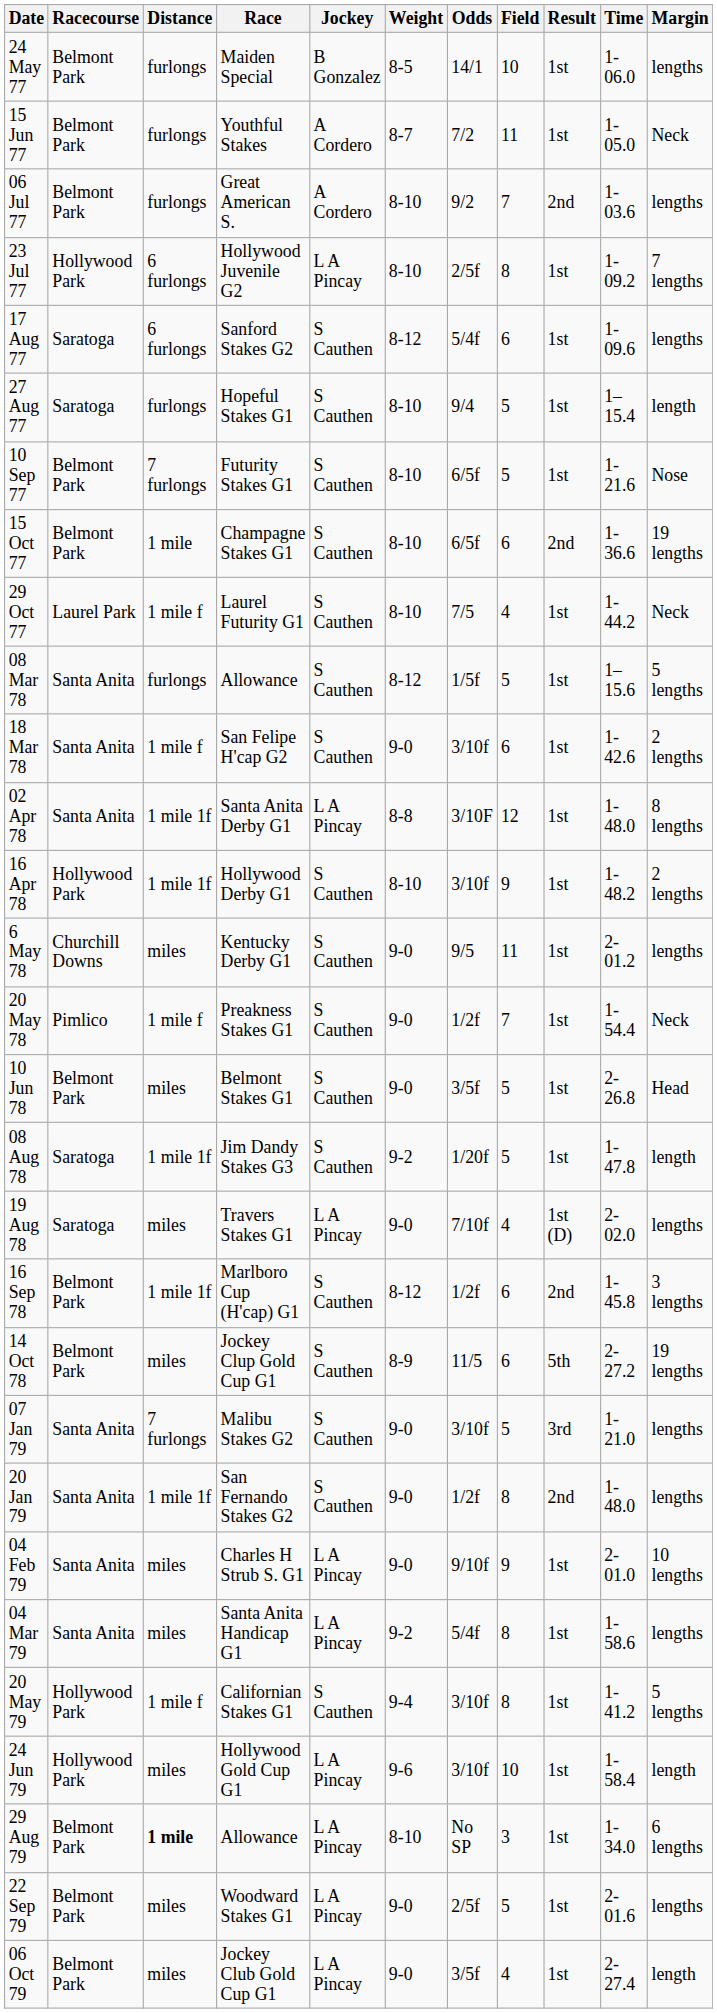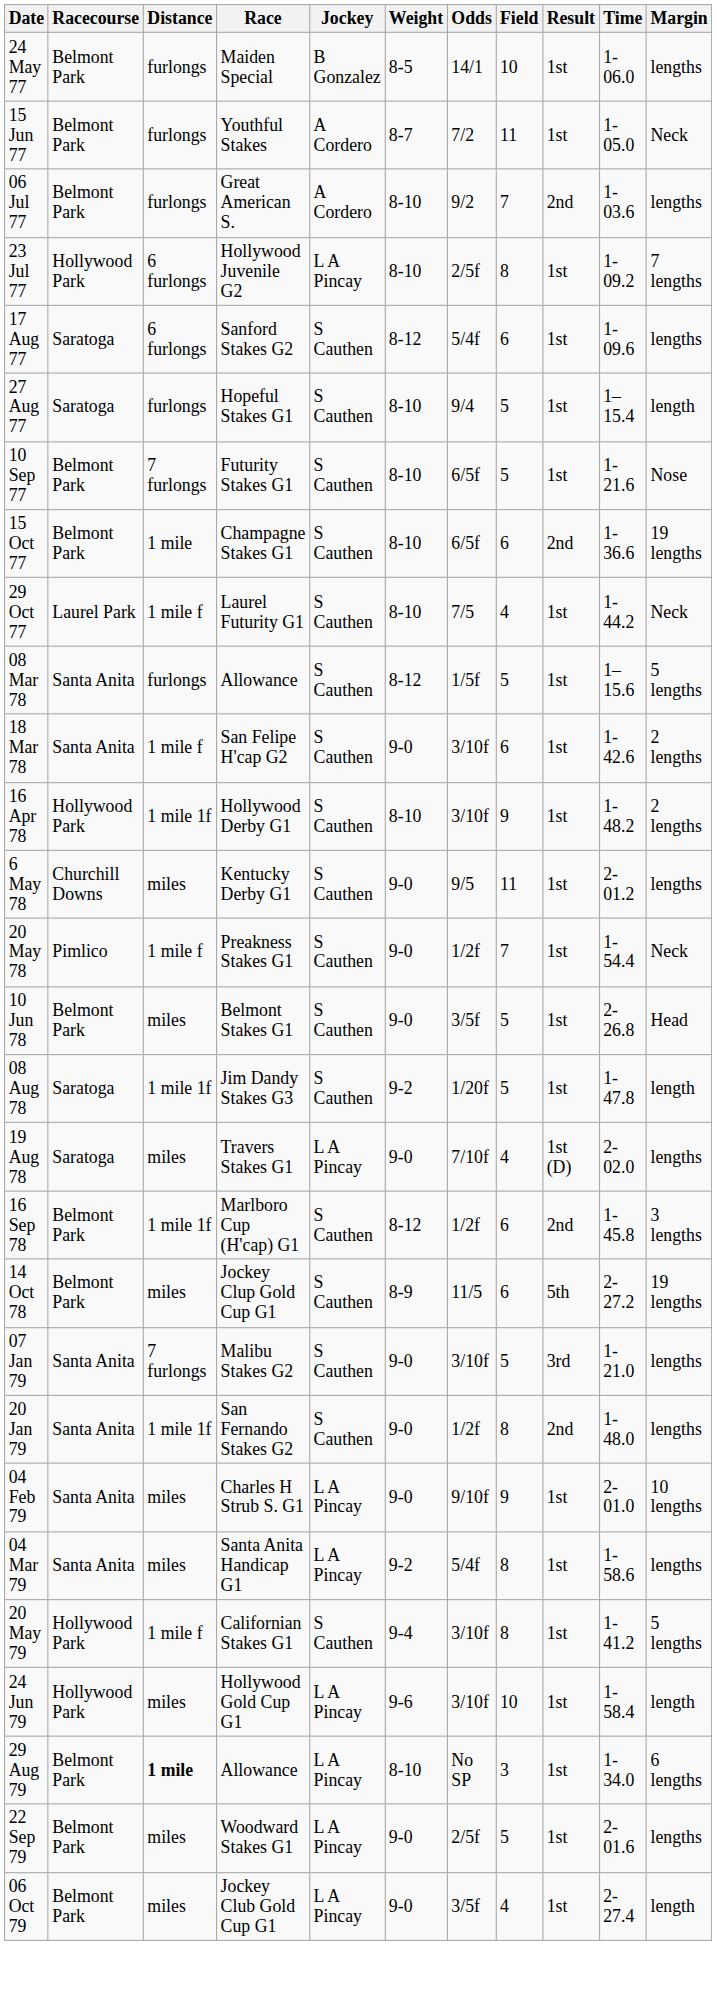- row: (22, 816)
